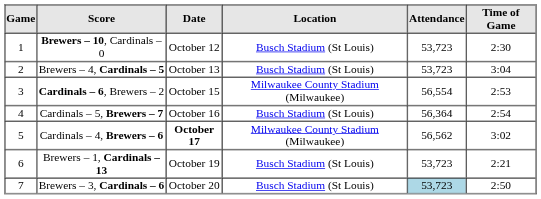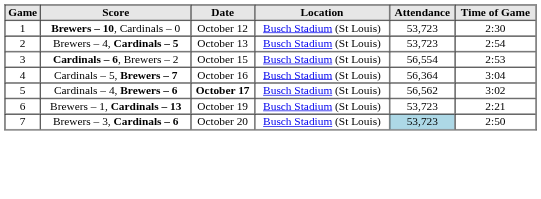(501, 69) 3:04 -> (495, 43) 2:54
(315, 91) Milwaukee County Stadium (Milwaukee) -> (322, 59) Busch Stadium (St Louis)
(501, 113) 2:54 -> (495, 75) 3:04
(315, 135) Milwaukee County Stadium (Milwaukee) -> (322, 90) Busch Stadium (St Louis)
